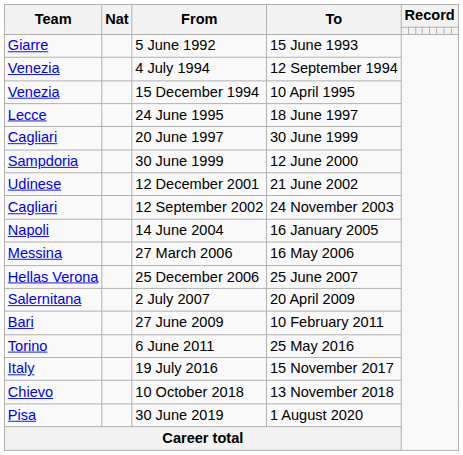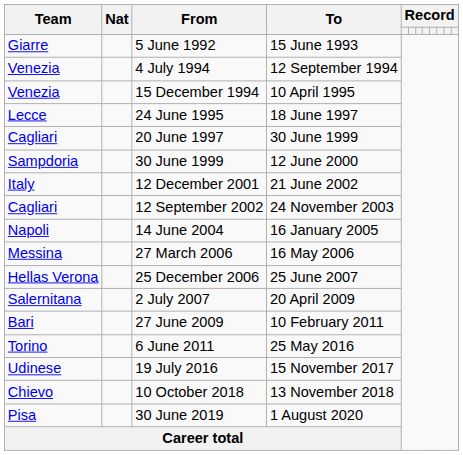(35, 184) Udinese -> (21, 184) Italy
(21, 369) Italy -> (35, 369) Udinese
